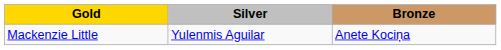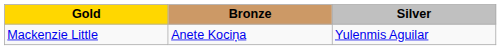columns swapped: (250, 14) <-> (414, 14)
